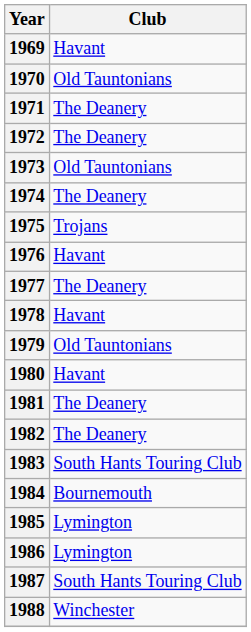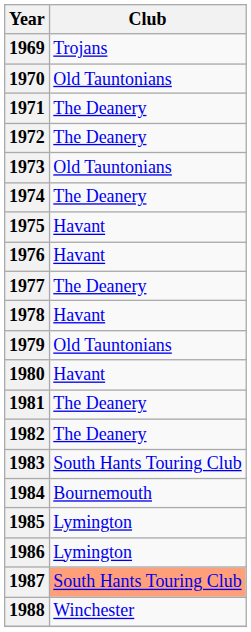(79, 48) Havant -> (80, 48) Trojans
(80, 226) Trojans -> (79, 226) Havant
(147, 581) no background -> (147, 581) lightsalmon background
